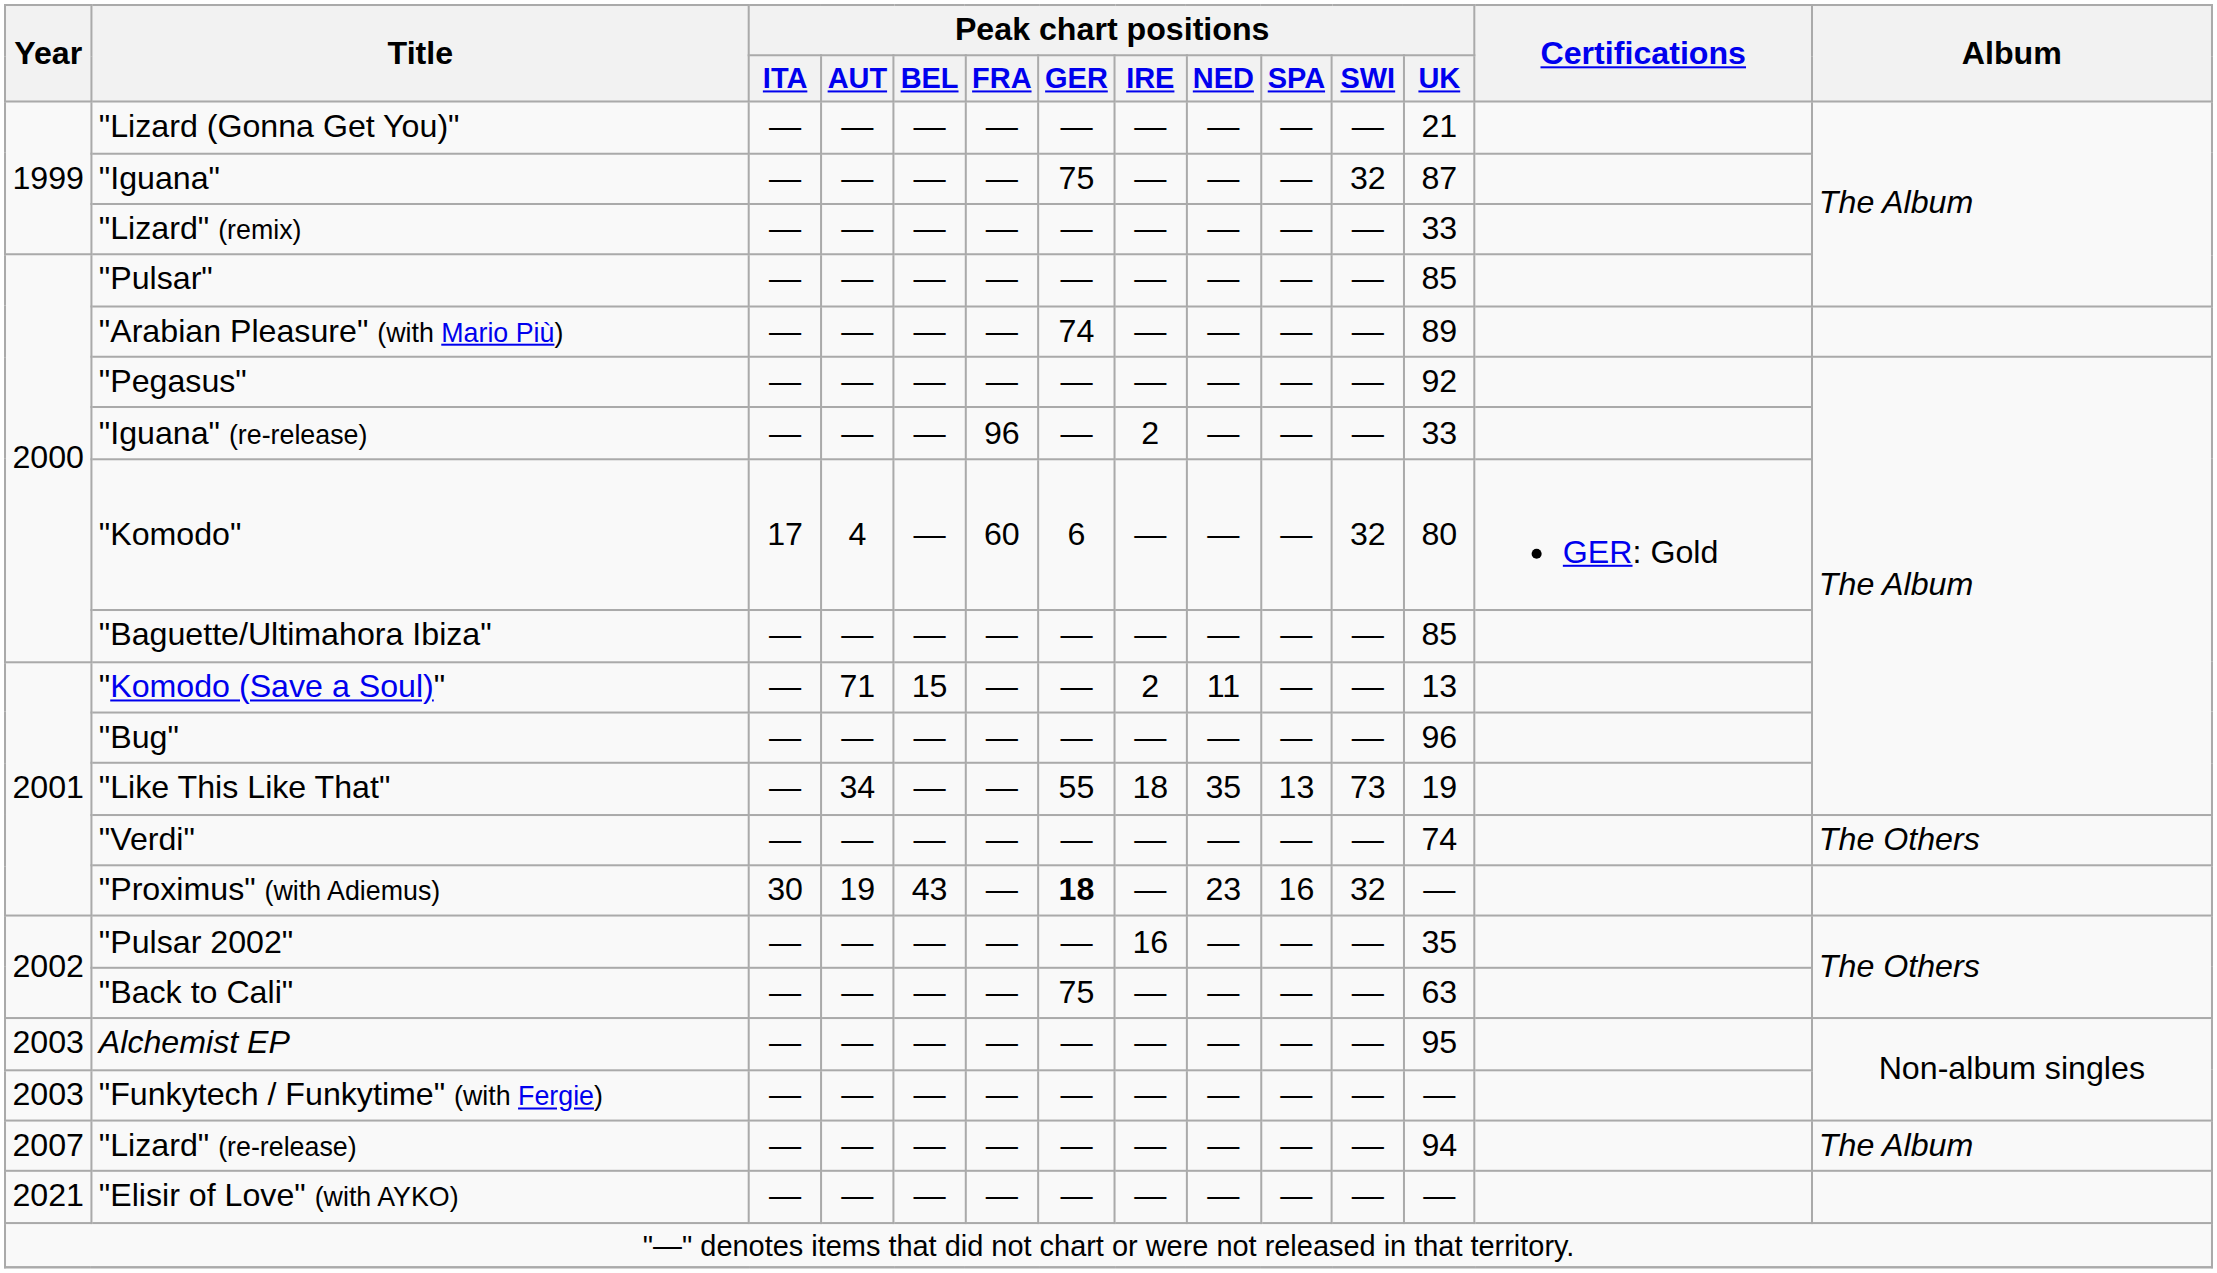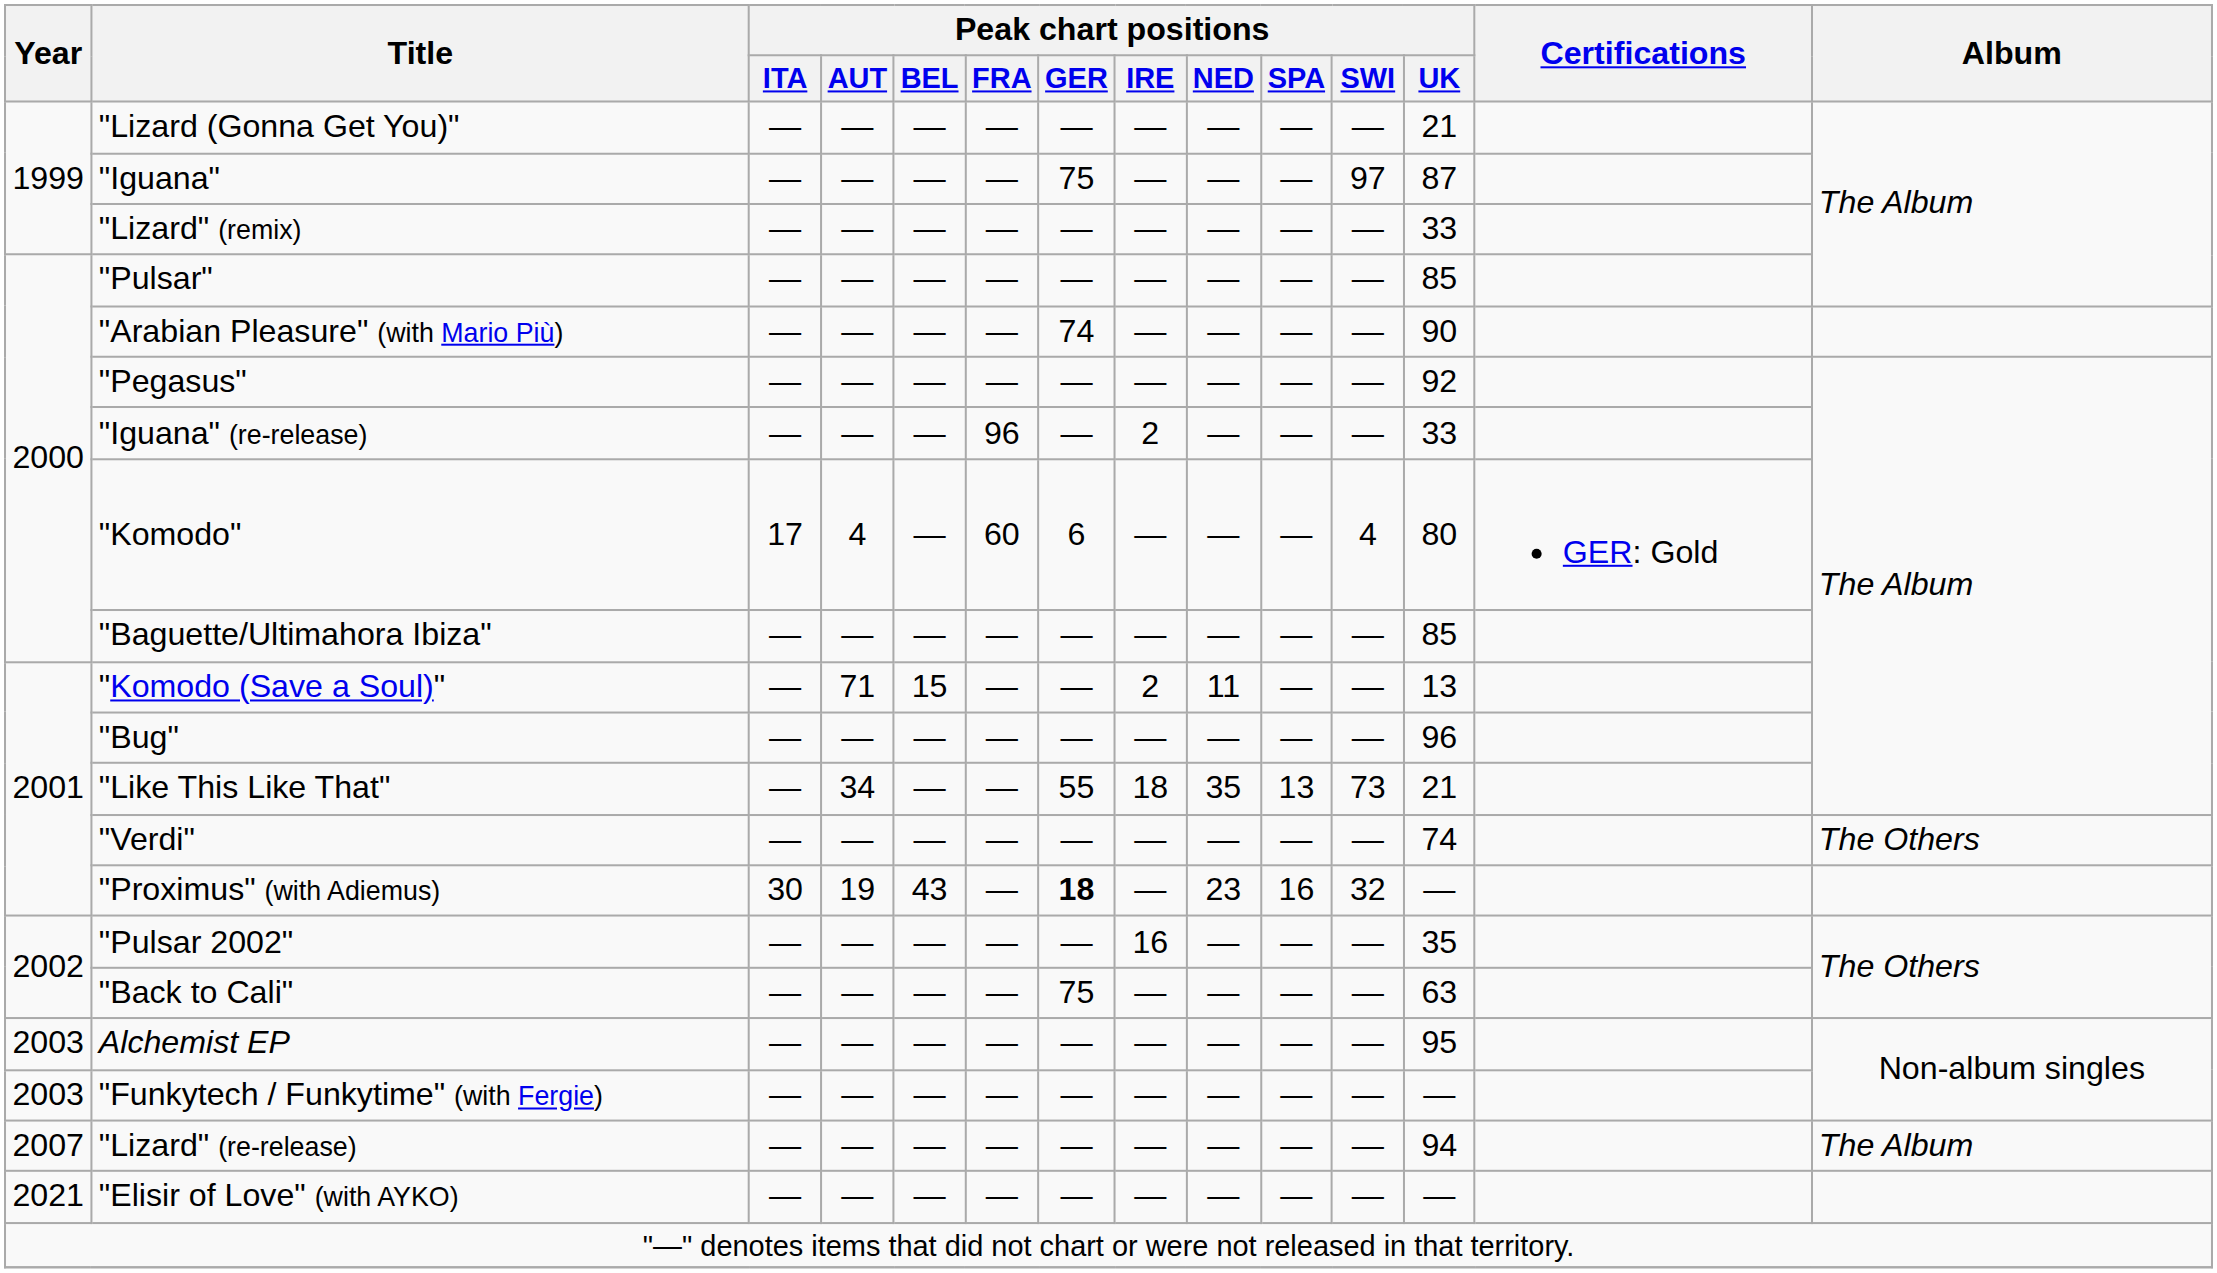(1368, 177) 32 -> (1368, 177) 97
(1439, 330) 89 -> (1439, 330) 90
(1368, 534) 32 -> (1368, 534) 4
(1439, 788) 19 -> (1439, 788) 21
